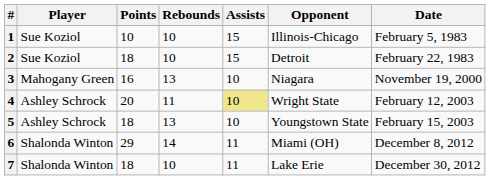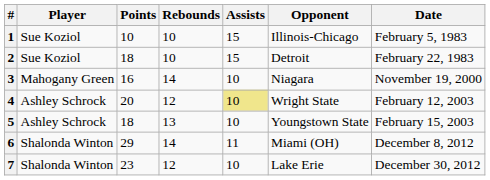(169, 79) 13 -> (169, 79) 14
(169, 100) 11 -> (169, 100) 12
(127, 164) 18 -> (127, 164) 23
(169, 164) 10 -> (169, 164) 12
(233, 164) 11 -> (233, 164) 10
